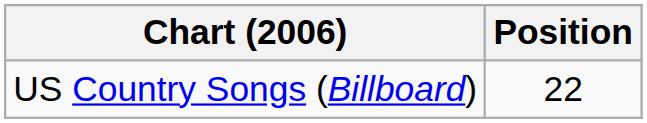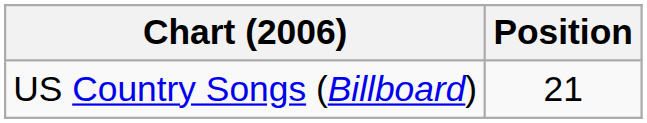(563, 88) 22 -> (563, 88) 21
